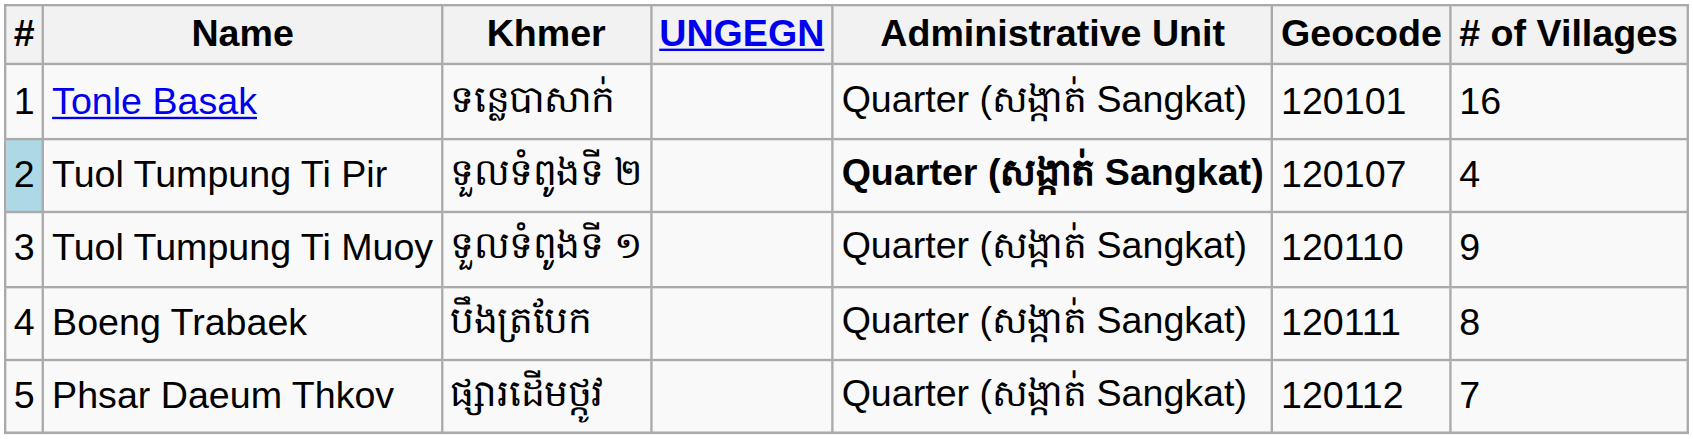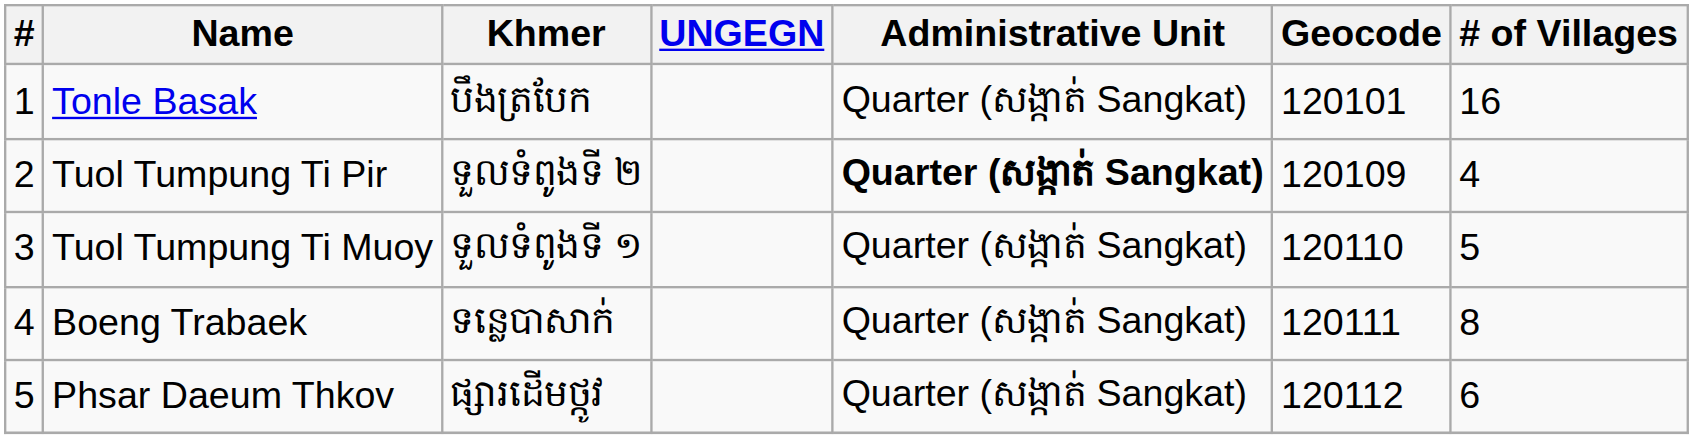(533, 98) ទន្លេបាសាក់ -> (521, 98) បឹងត្របែក
(24, 174) lightblue background -> (24, 174) no background
(1344, 174) 120107 -> (1344, 174) 120109
(1470, 248) 9 -> (1470, 248) 5
(521, 319) បឹងត្របែក -> (533, 319) ទន្លេបាសាក់
(1470, 395) 7 -> (1470, 395) 6
